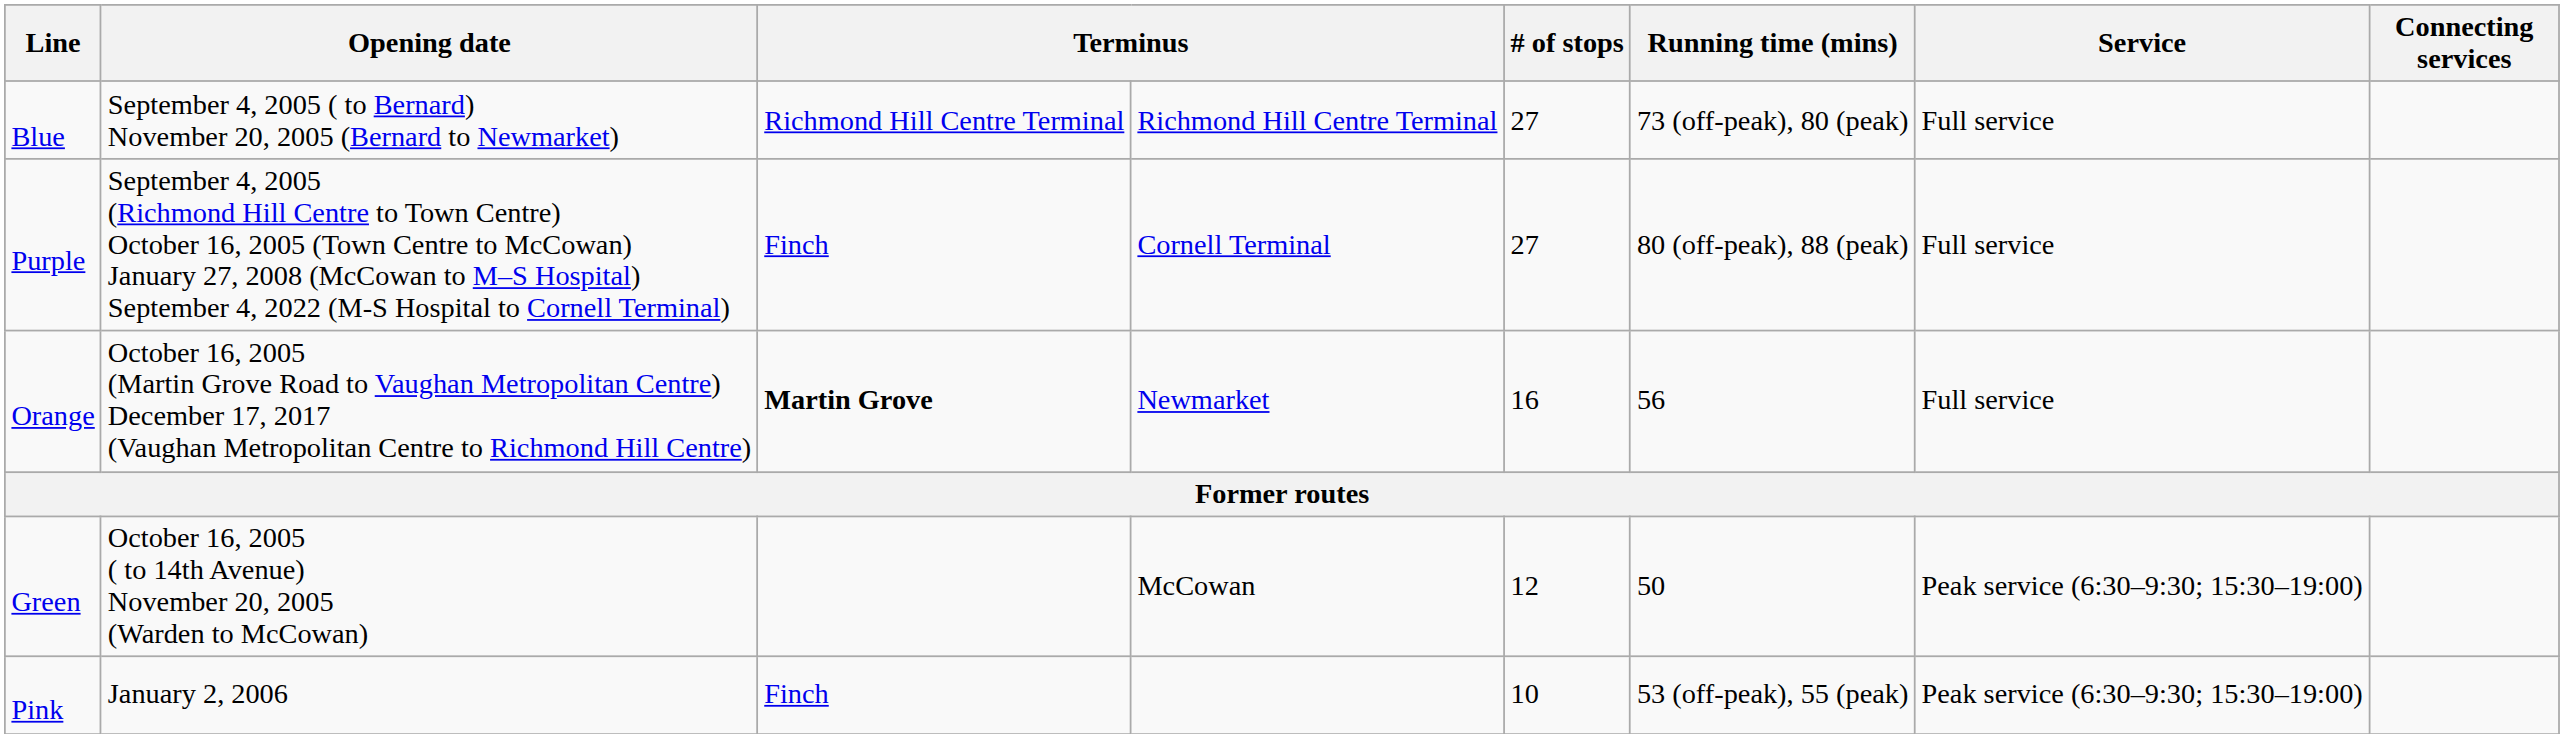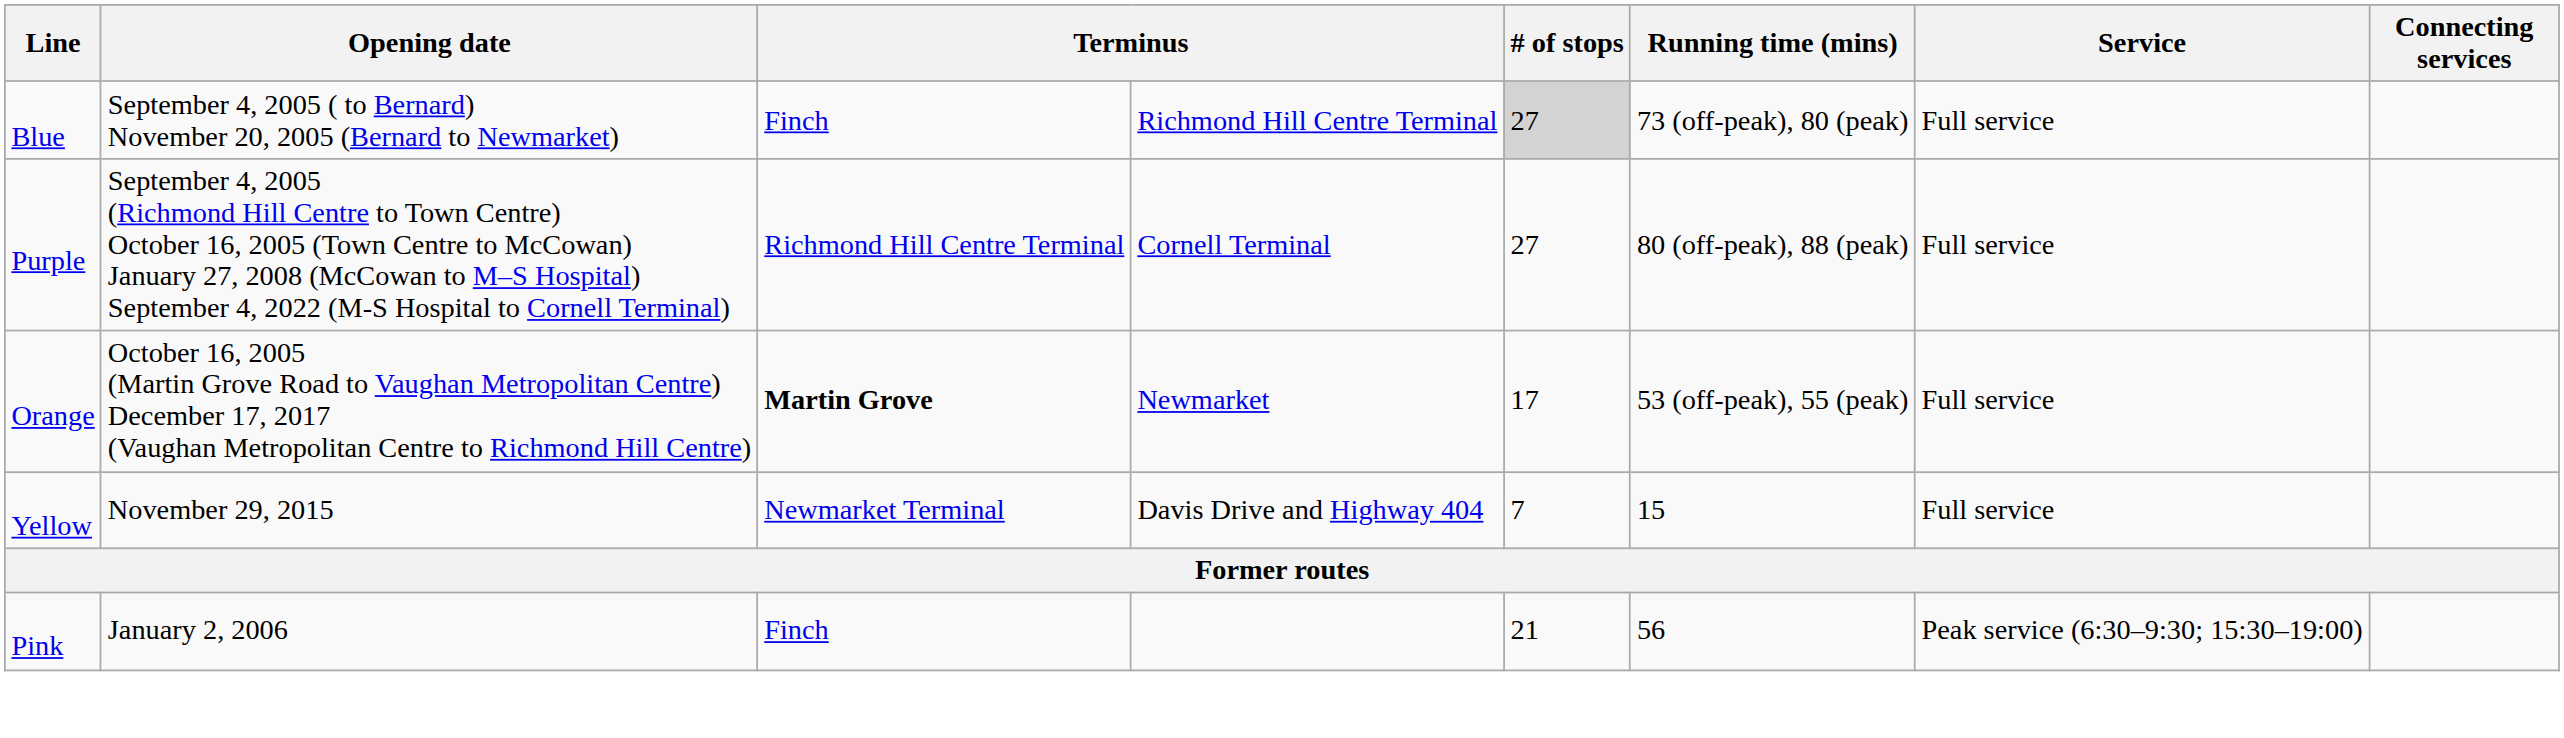(944, 119) Richmond Hill Centre Terminal -> (797, 119) Finch
(1525, 119) no background -> (1525, 119) lightgrey background
(797, 244) Finch -> (944, 244) Richmond Hill Centre Terminal
(1525, 400) 16 -> (1525, 400) 17
(1651, 400) 56 -> (1773, 400) 53 (off-peak), 55 (peak)
+ row: (52, 525)
- row: (46, 601)
(1525, 694) 10 -> (1525, 630) 21
(1773, 694) 53 (off-peak), 55 (peak) -> (1651, 630) 56
